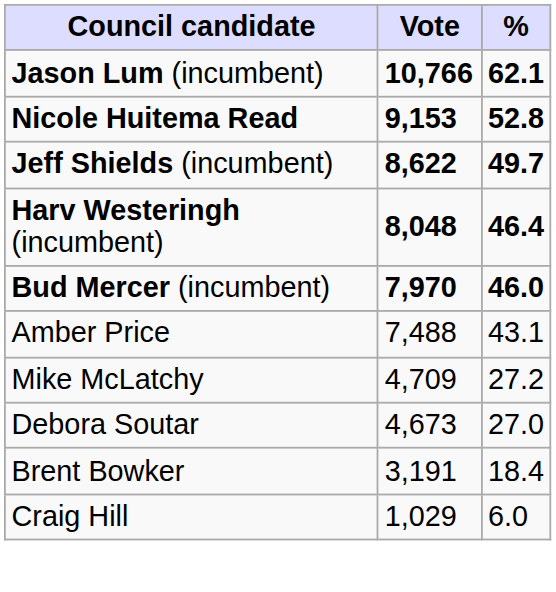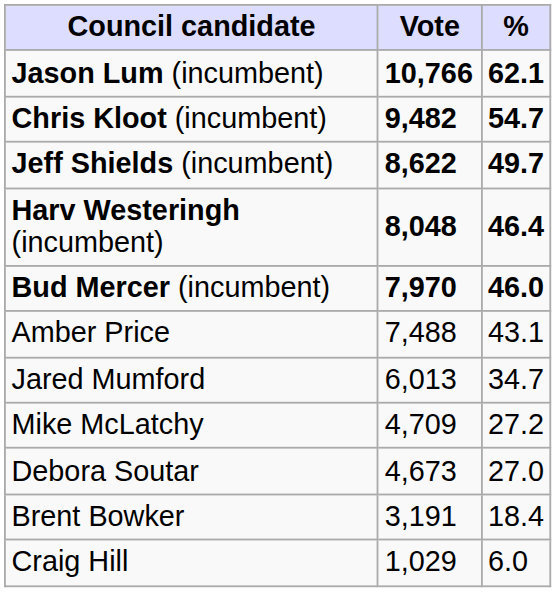+ row: (169, 118)
- row: (155, 118)
+ row: (108, 379)
